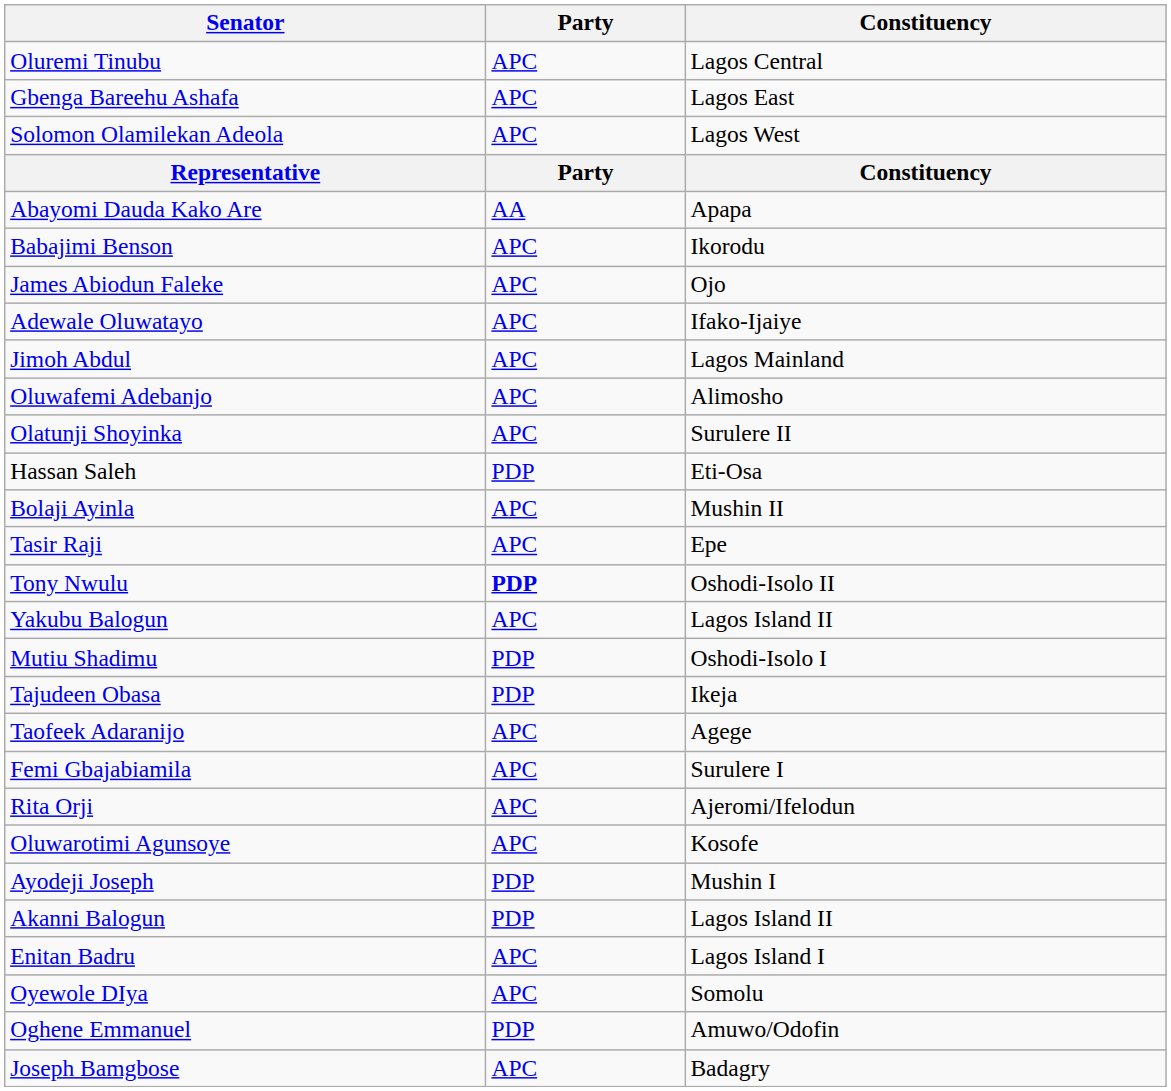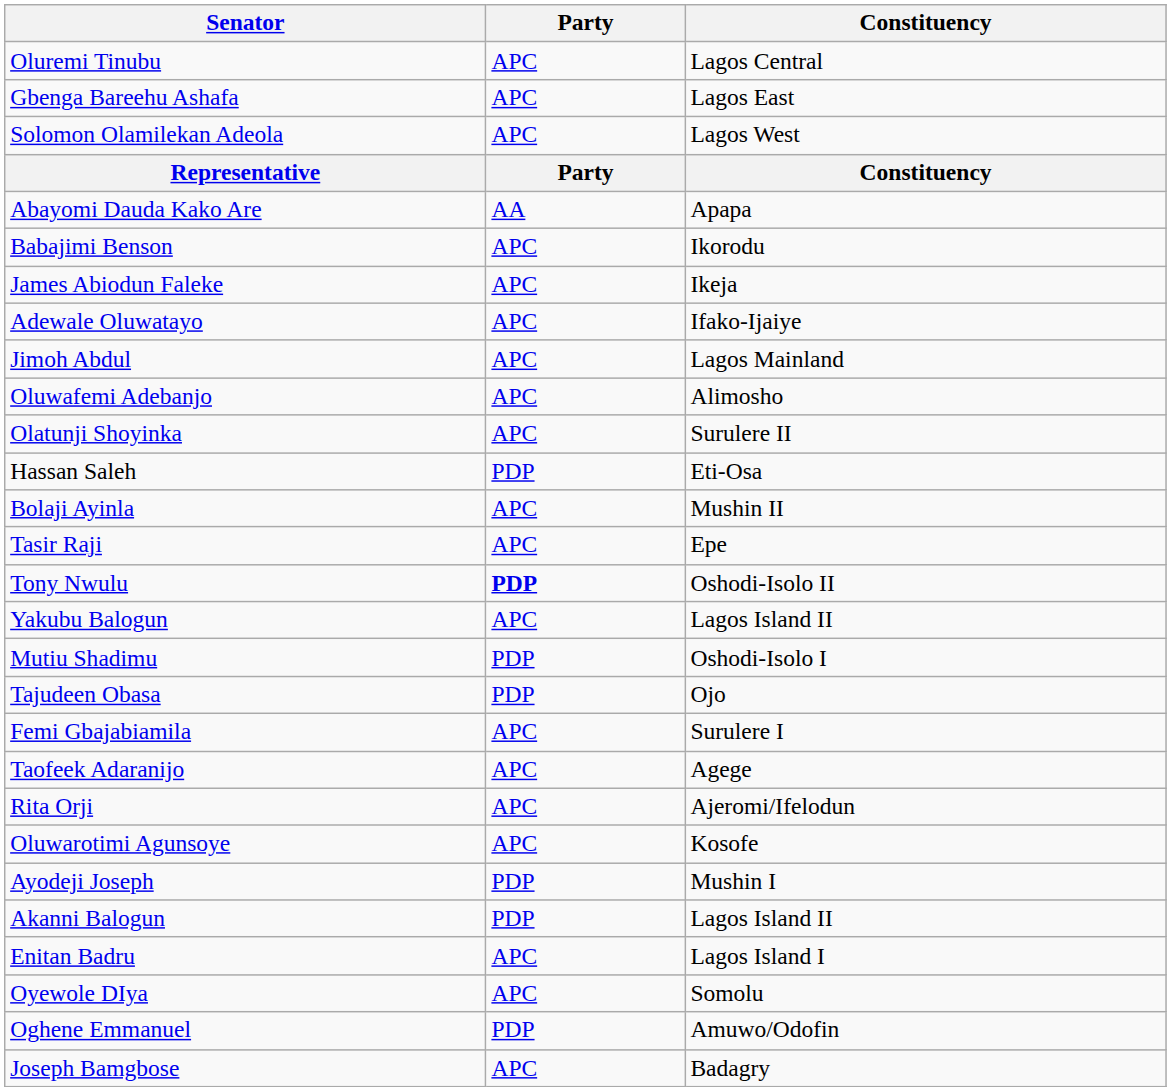(708, 284) Ojo -> (714, 284) Ikeja
(714, 694) Ikeja -> (708, 694) Ojo
rows swapped: (101, 769) <-> (97, 731)
